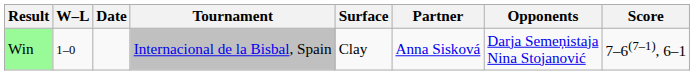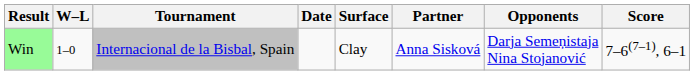columns swapped: (112, 16) <-> (233, 16)
